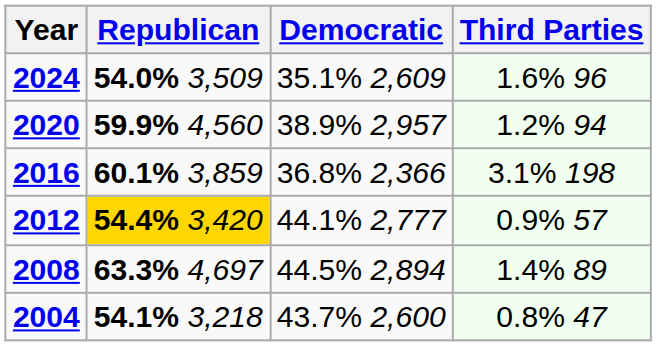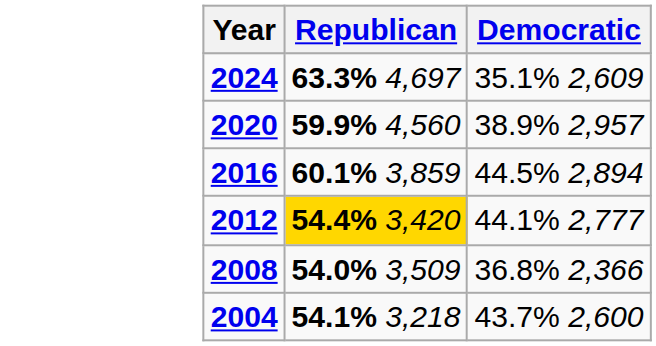- column: (552, 30)
(178, 78) 54.0% 3,509 -> (376, 78) 63.3% 4,697
(361, 173) 36.8% 2,366 -> (559, 173) 44.5% 2,894
(178, 268) 63.3% 4,697 -> (376, 268) 54.0% 3,509
(361, 268) 44.5% 2,894 -> (559, 268) 36.8% 2,366
